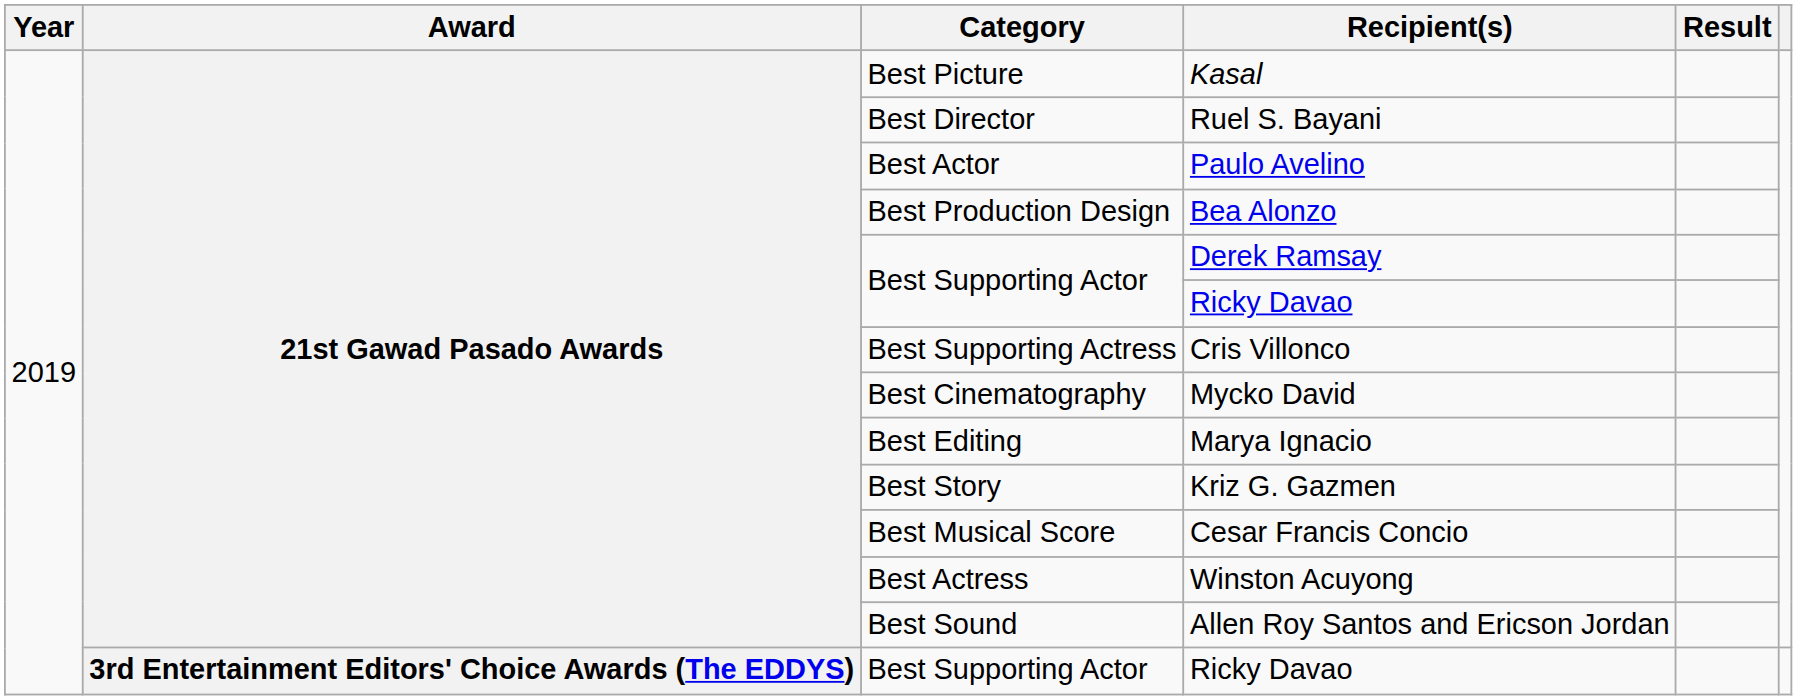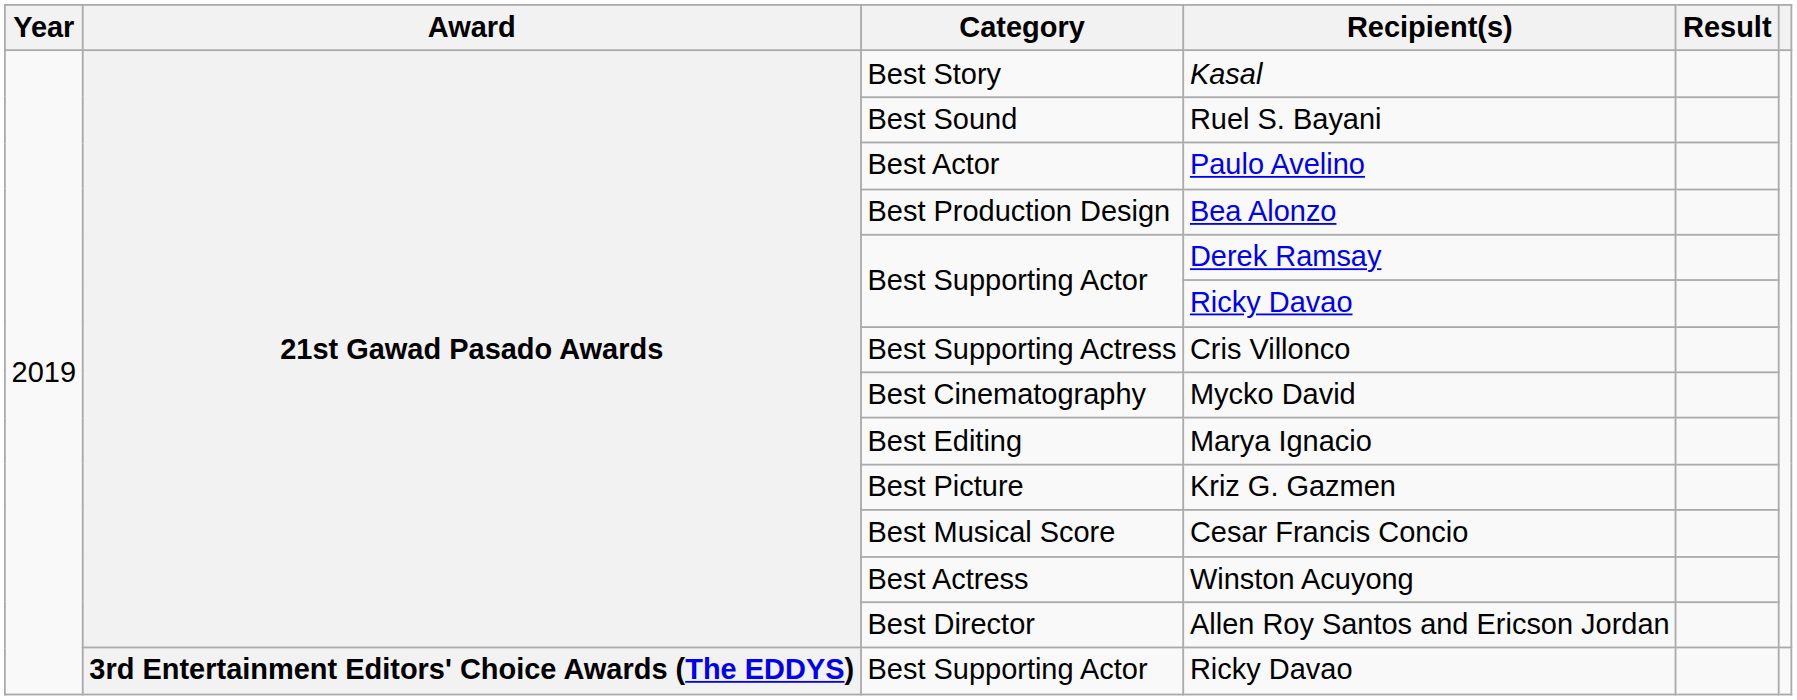(946, 73) Best Picture -> (934, 73) Best Story
(951, 119) Best Director -> (942, 119) Best Sound
(934, 486) Best Story -> (946, 486) Best Picture
(942, 624) Best Sound -> (951, 624) Best Director
